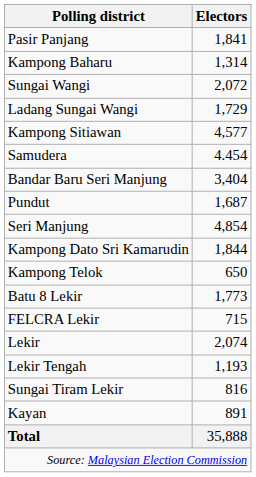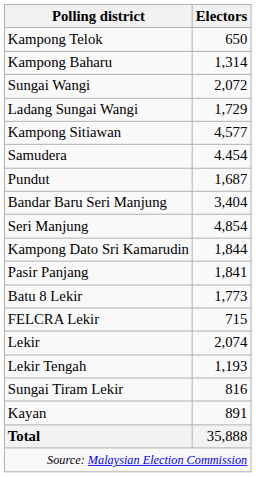rows swapped: (55, 272) <-> (48, 39)
rows swapped: (29, 202) <-> (87, 179)
